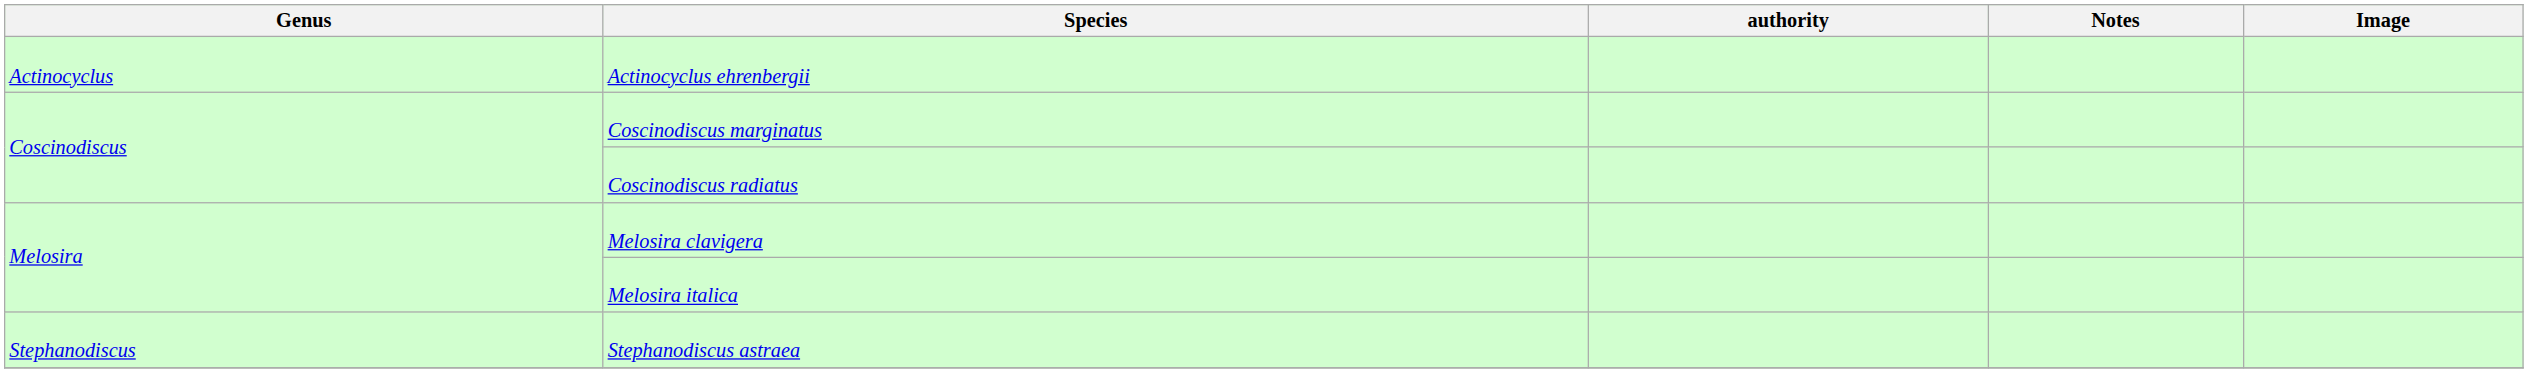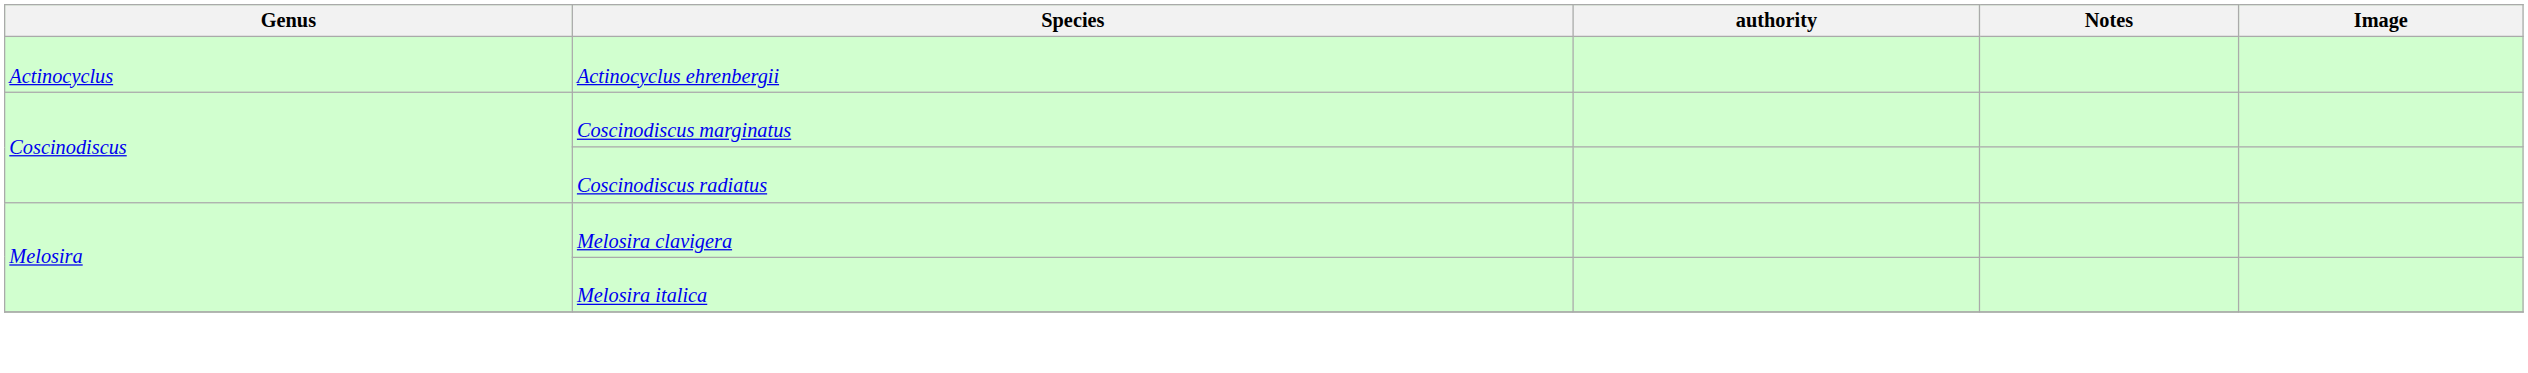- row: (704, 351)
